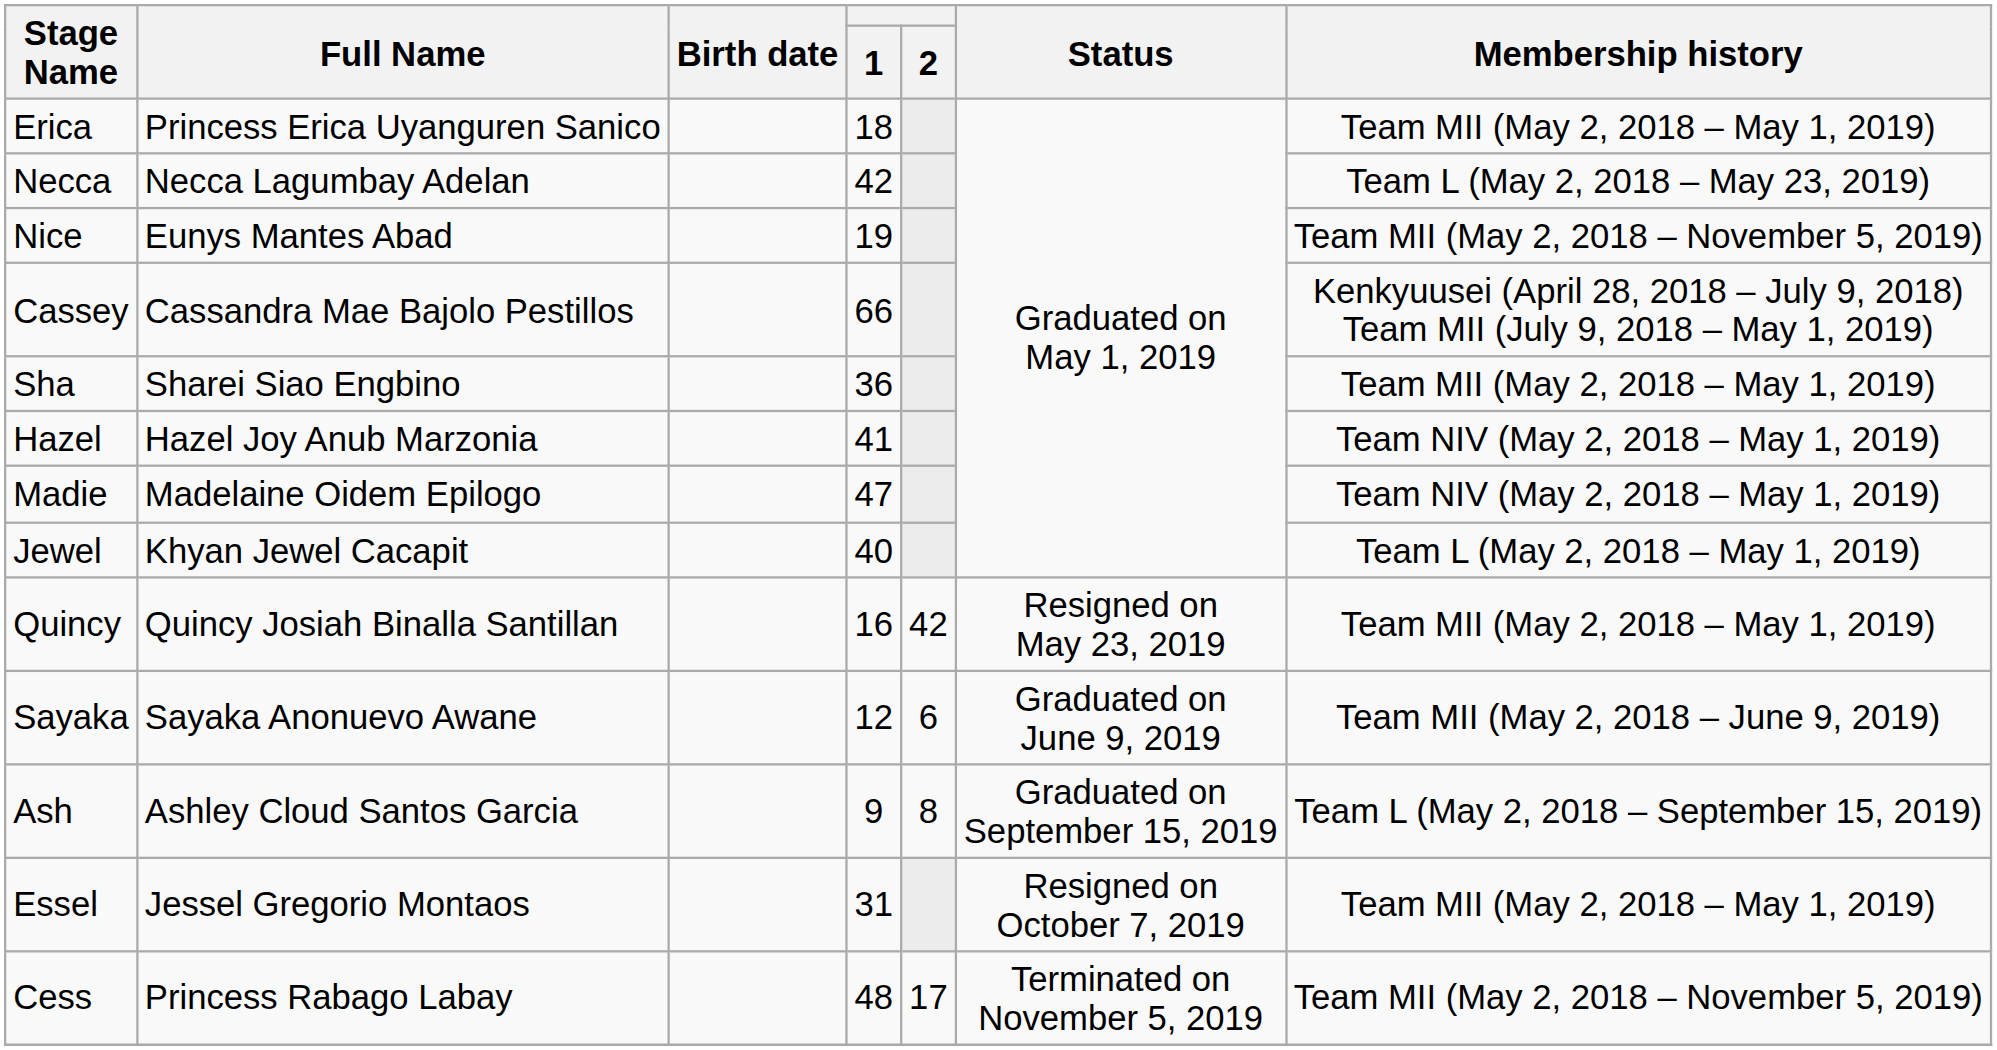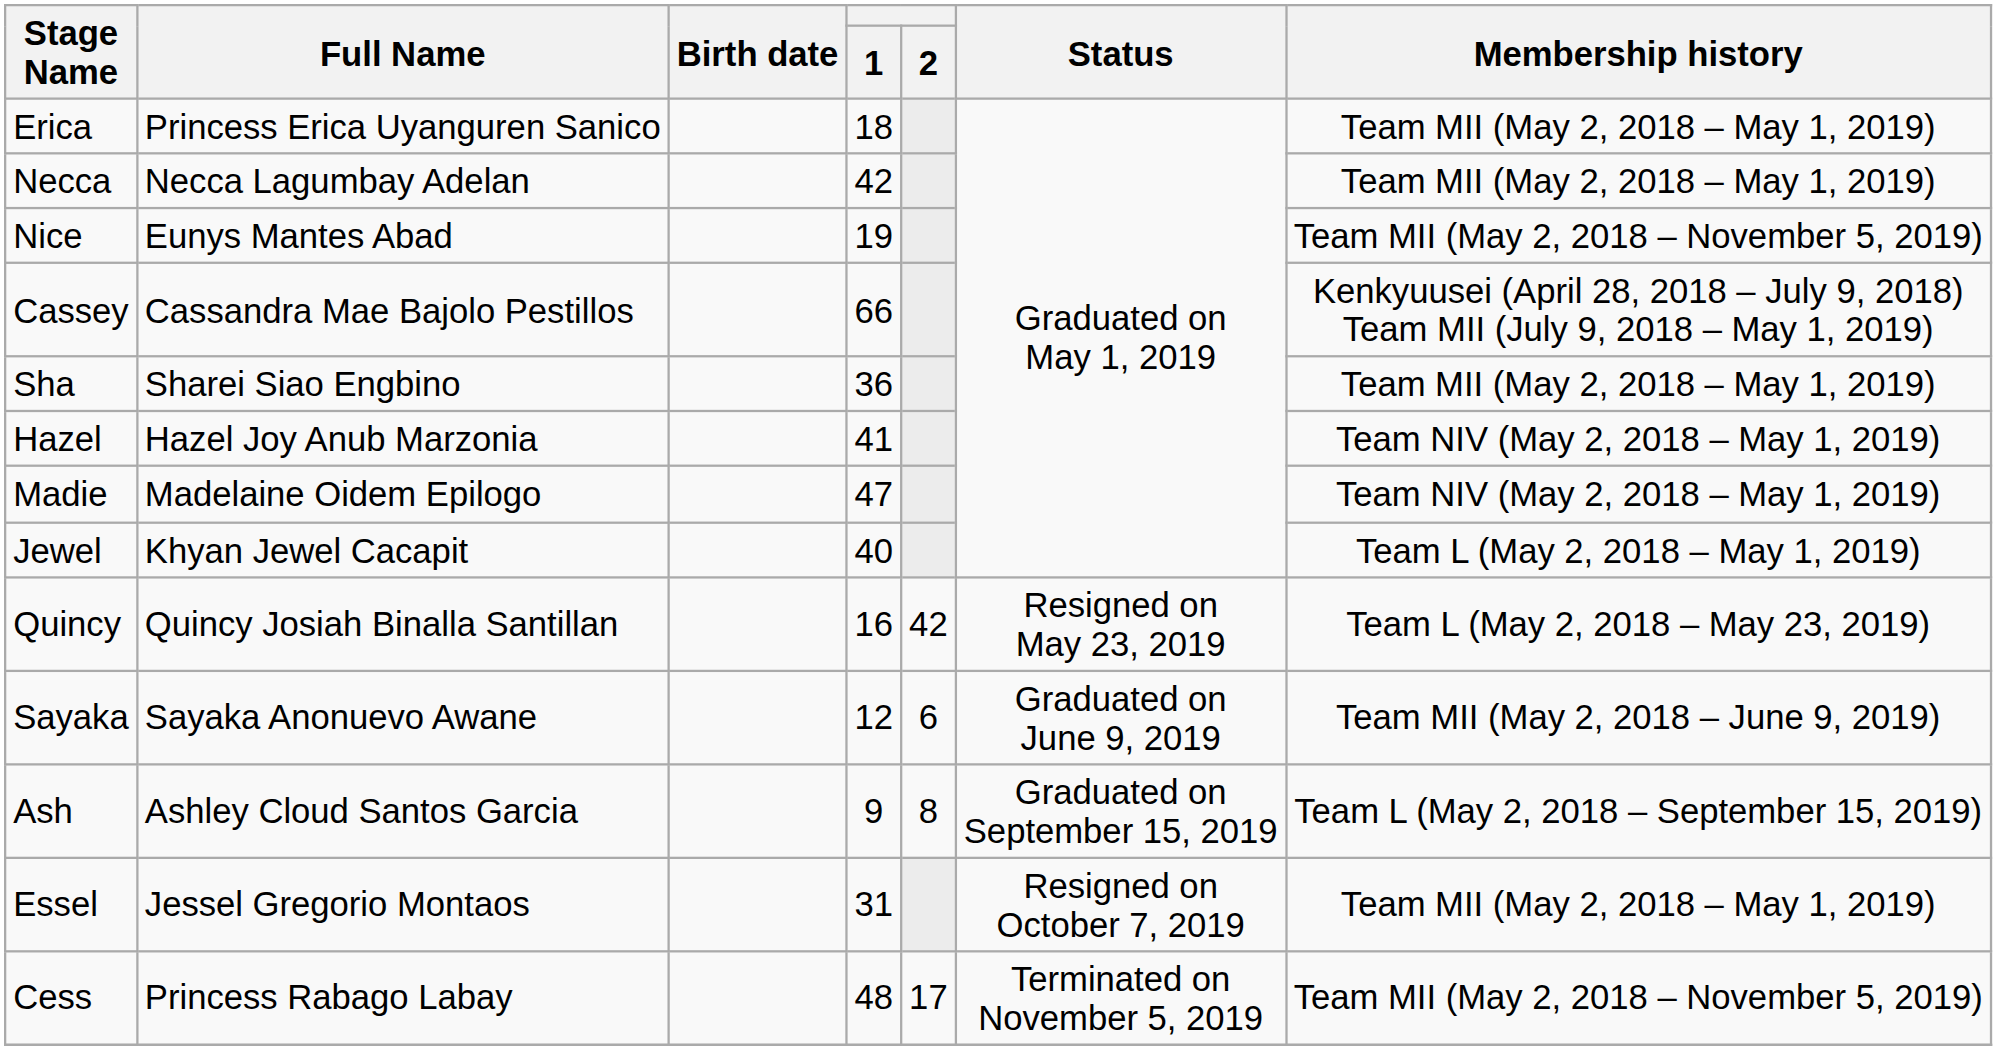(1638, 181) Team L (May 2, 2018 – May 23, 2019) -> (1638, 181) Team MII (May 2, 2018 – May 1, 2019)
(1638, 623) Team MII (May 2, 2018 – May 1, 2019) -> (1638, 623) Team L (May 2, 2018 – May 23, 2019)
